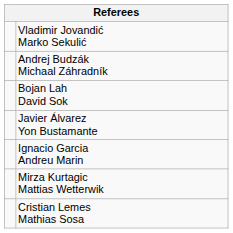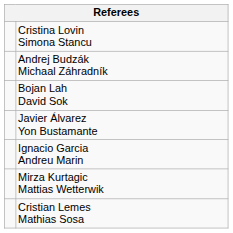+ row: (55, 36)
- row: (61, 36)
